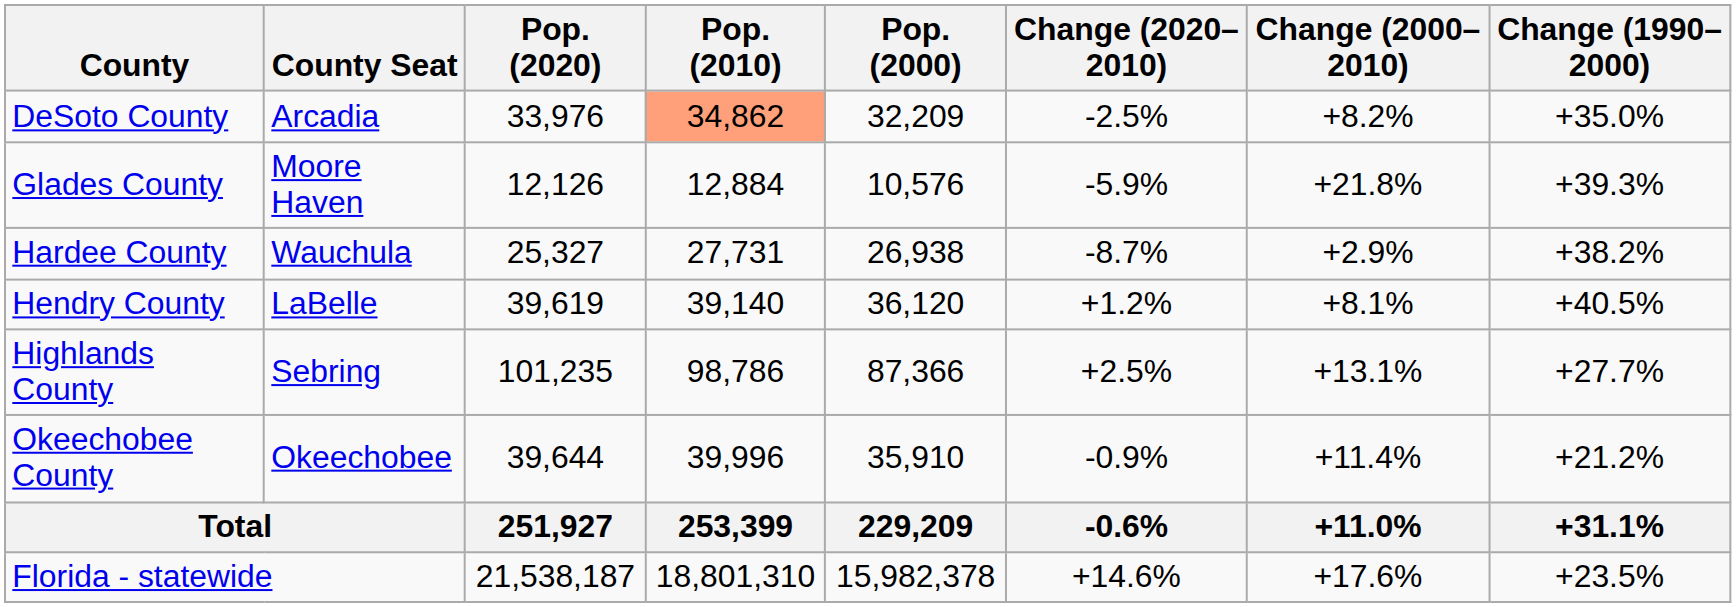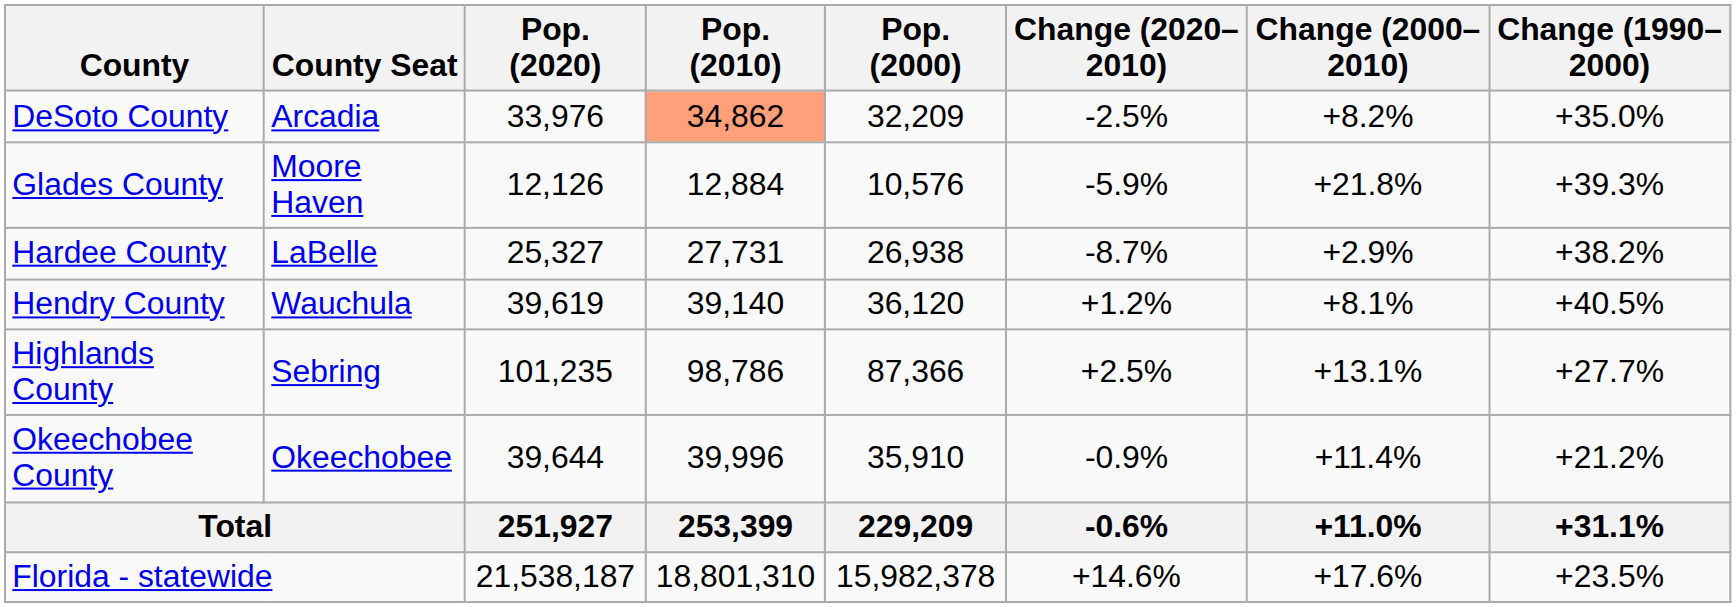(342, 252) Wauchula -> (324, 252) LaBelle
(324, 303) LaBelle -> (342, 303) Wauchula
